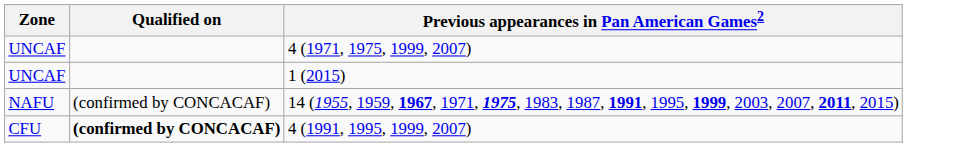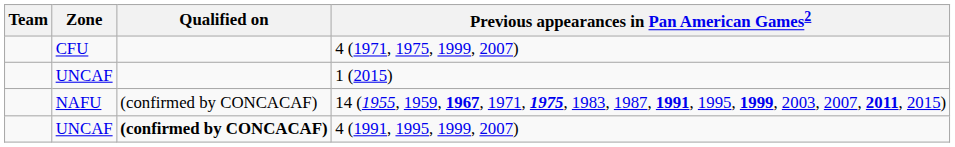+ column: (28, 20)
(37, 49) UNCAF -> (72, 49) CFU
(25, 128) CFU -> (84, 128) UNCAF
